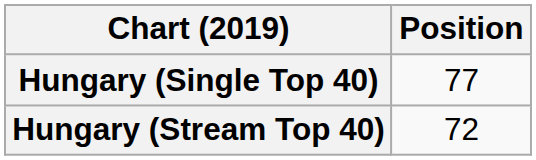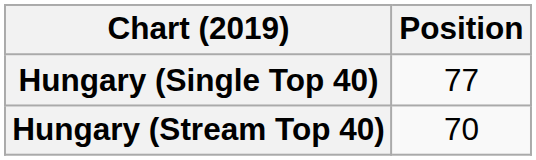(461, 129) 72 -> (461, 129) 70
